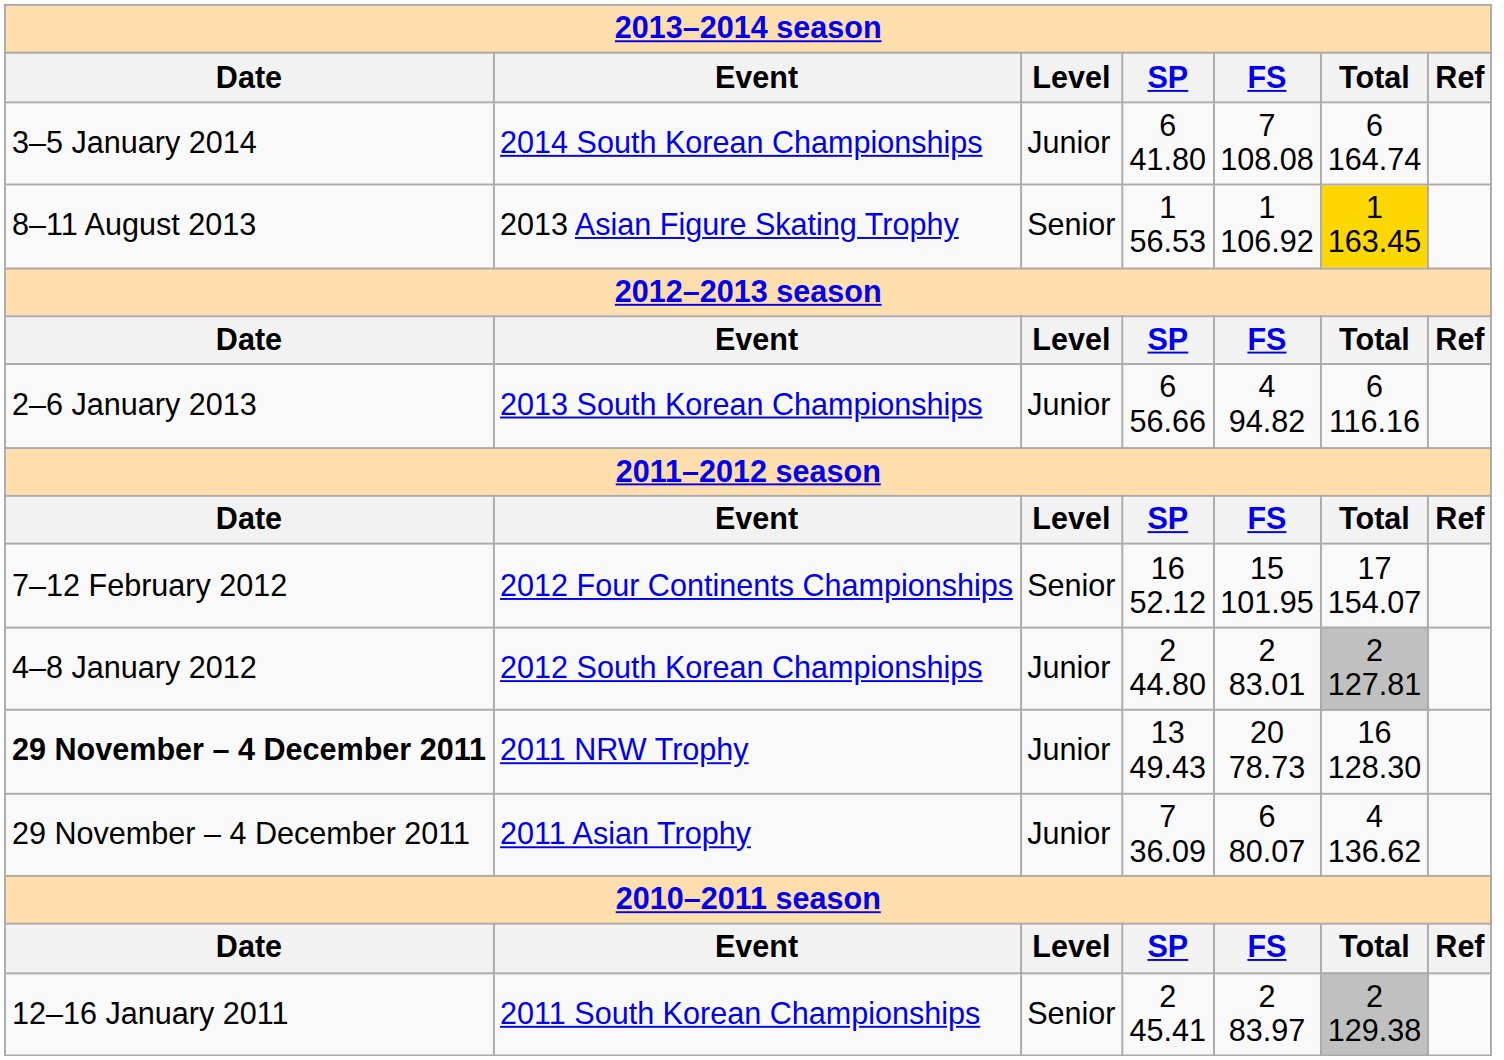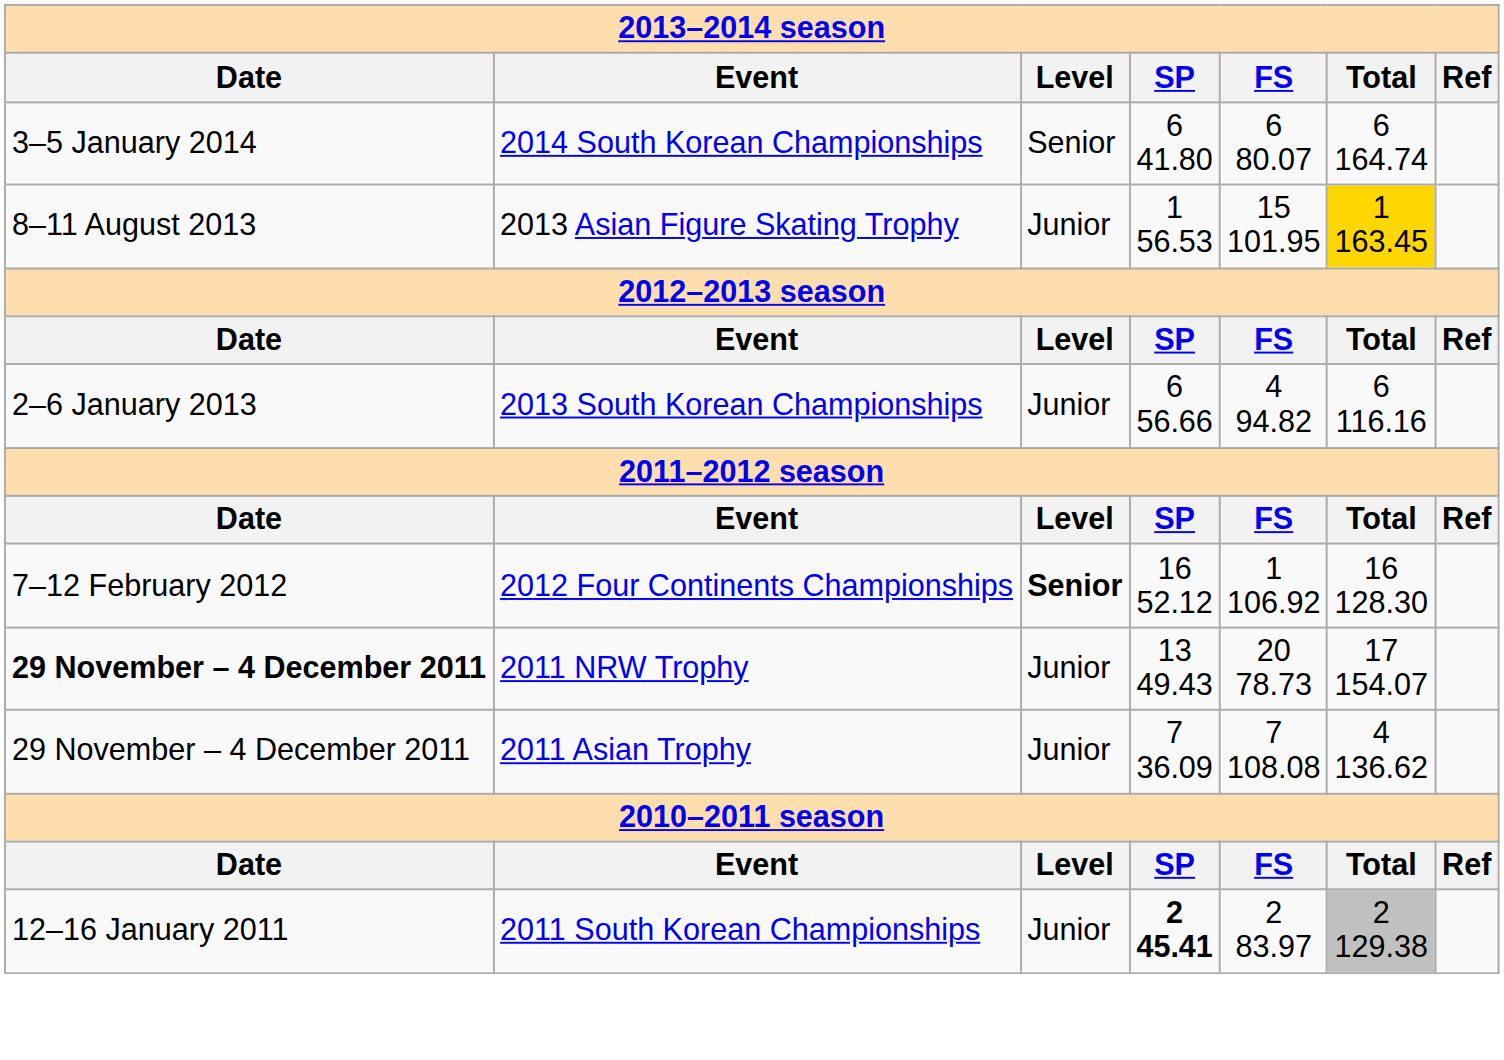(1069, 142) Junior -> (1071, 142) Senior
(1267, 142) 7 108.08 -> (1274, 142) 6 80.07
(1071, 225) Senior -> (1069, 225) Junior
(1267, 225) 1 106.92 -> (1274, 225) 15 101.95
(1071, 585) normal -> (1075, 585) bold
(1267, 585) 15 101.95 -> (1274, 585) 1 106.92
(1374, 585) 17 154.07 -> (1381, 585) 16 128.30
- row: (741, 668)
(1374, 750) 16 128.30 -> (1381, 668) 17 154.07
(1267, 833) 6 80.07 -> (1274, 750) 7 108.08
(1071, 1013) Senior -> (1069, 930) Junior
(1168, 1013) normal -> (1175, 930) bold
